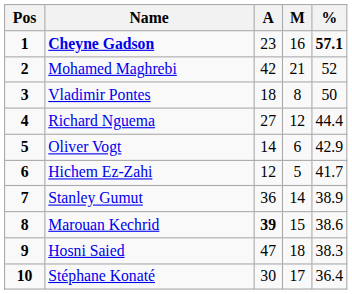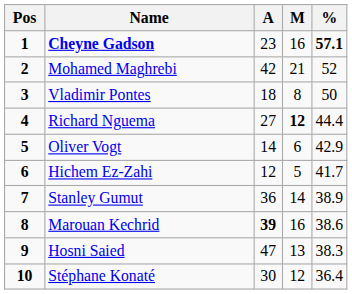(297, 121) normal -> (297, 121) bold
(297, 224) 15 -> (297, 224) 16
(297, 250) 18 -> (297, 250) 13
(297, 276) 17 -> (297, 276) 12
